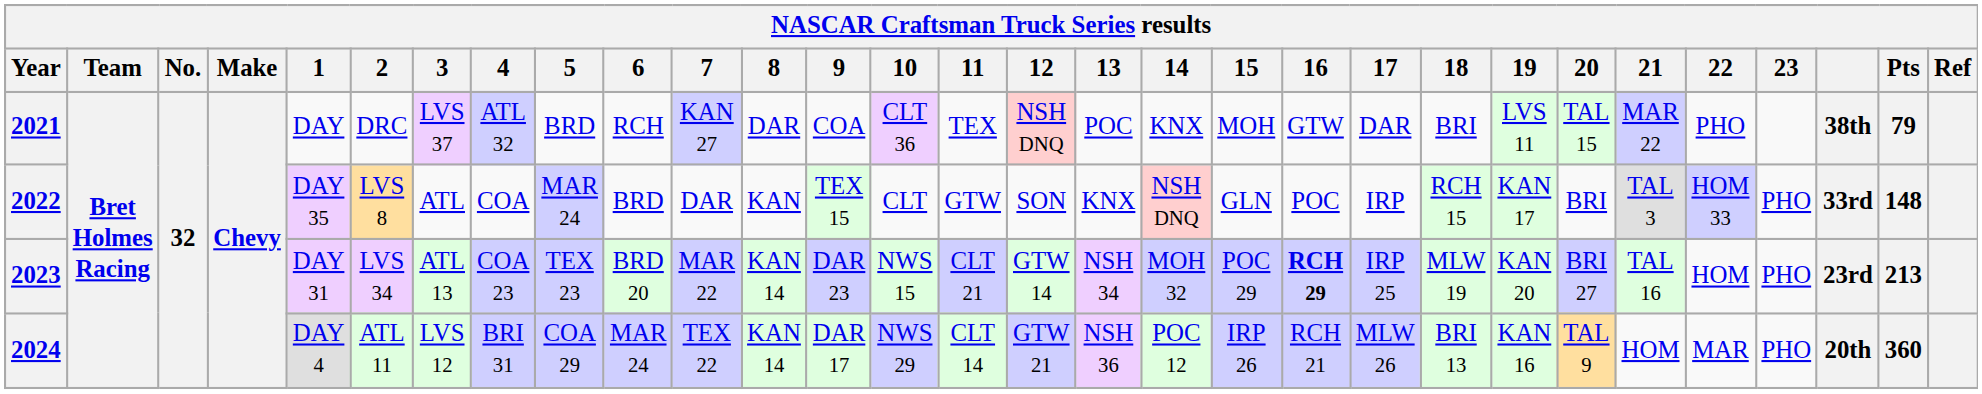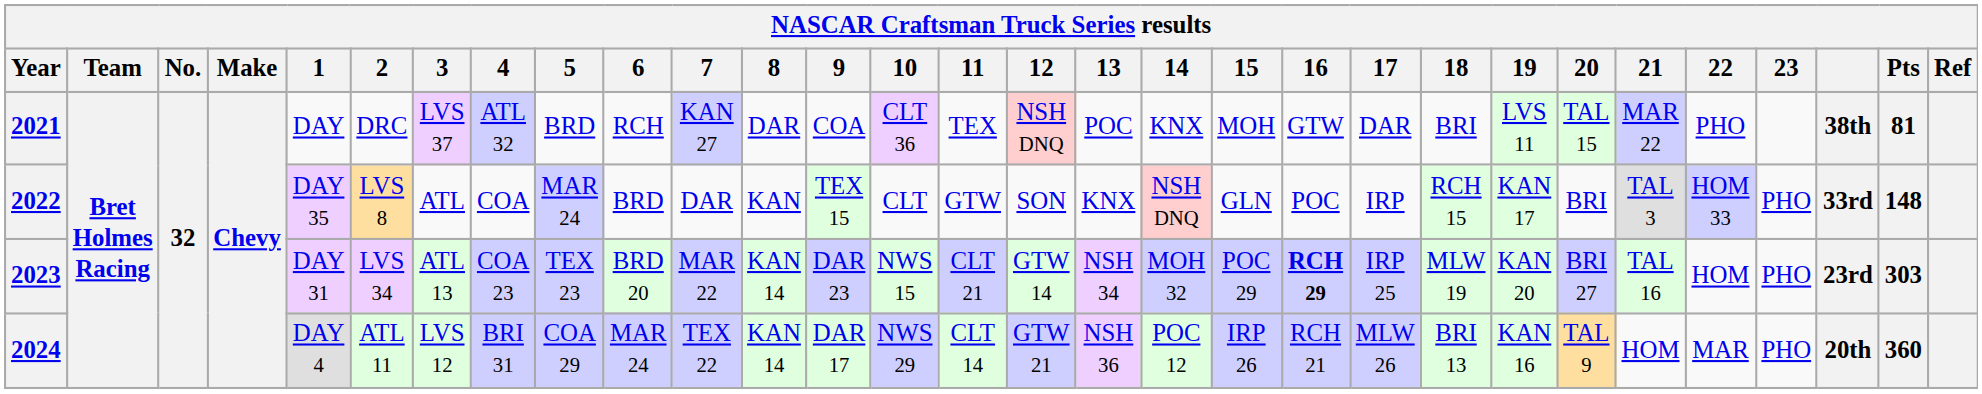(1903, 127) 79 -> (1903, 127) 81
(1903, 275) 213 -> (1903, 275) 303
